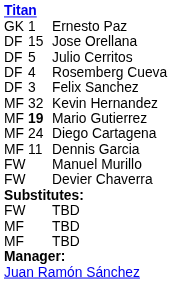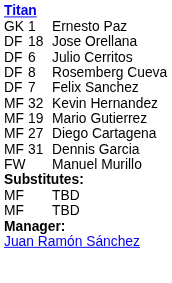(36, 41) 15 -> (36, 41) 18
(32, 57) 5 -> (32, 57) 6
(32, 72) 4 -> (32, 72) 8
(32, 87) 3 -> (32, 87) 7
(36, 118) bold -> (36, 118) normal
(36, 134) 24 -> (36, 134) 27
(35, 149) 11 -> (36, 149) 31
- row: (15, 180)
- row: (15, 210)
